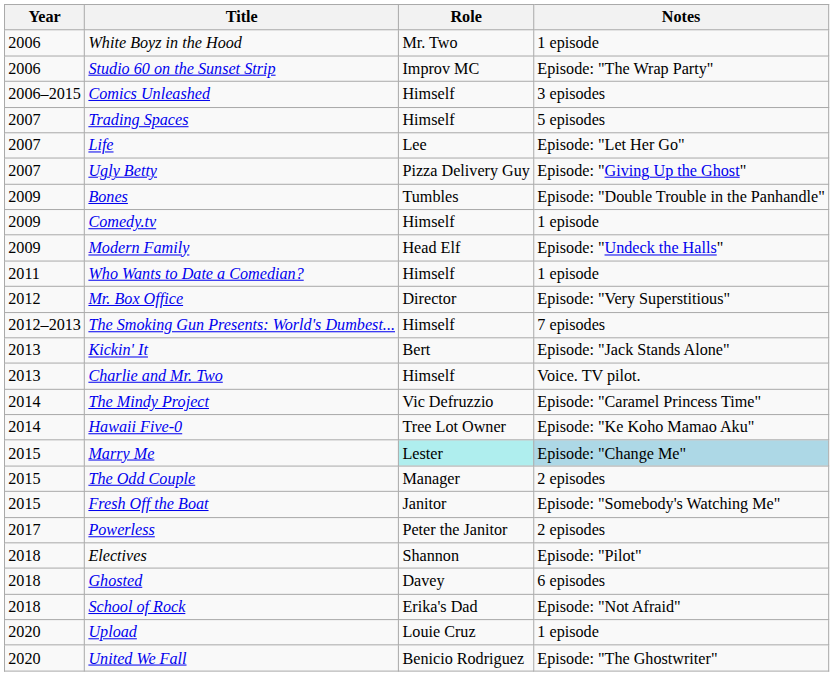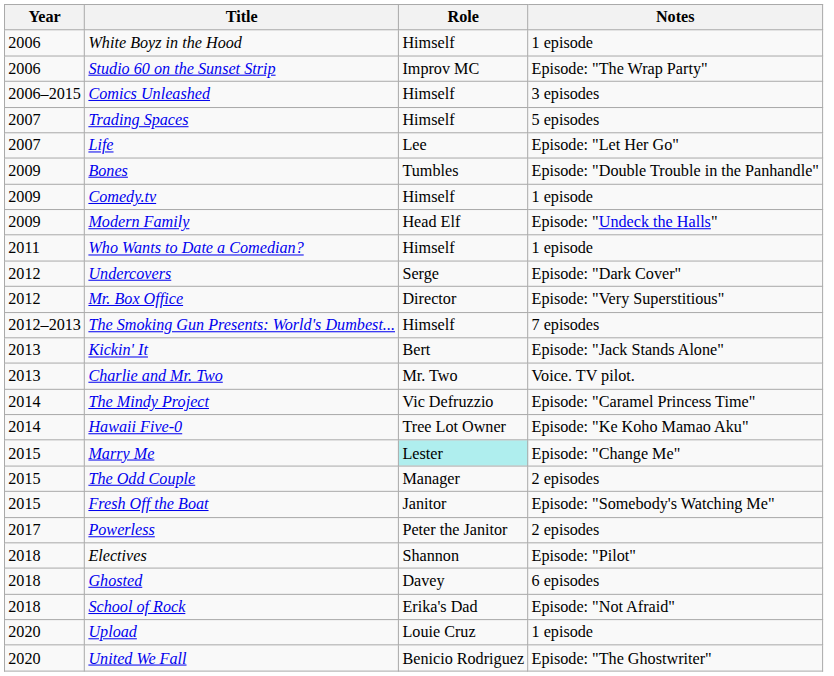(430, 42) Mr. Two -> (428, 42) Himself
- row: (123, 171)
+ row: (130, 273)
(428, 376) Himself -> (430, 376) Mr. Two
(612, 453) lightblue background -> (606, 453) no background
